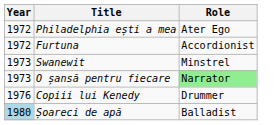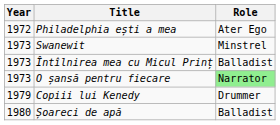- row: (57, 46)
+ row: (125, 62)
(19, 95) 1976 -> (19, 95) 1979
(19, 112) lightblue background -> (19, 112) no background
